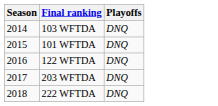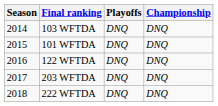+ column: (178, 12)
